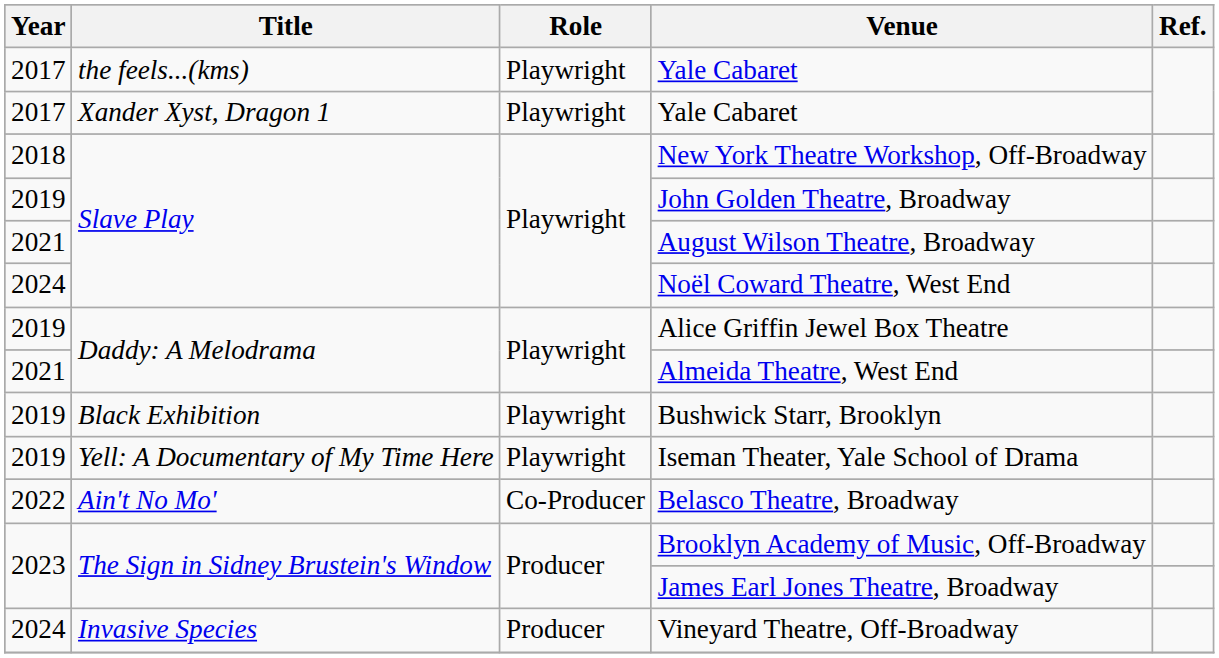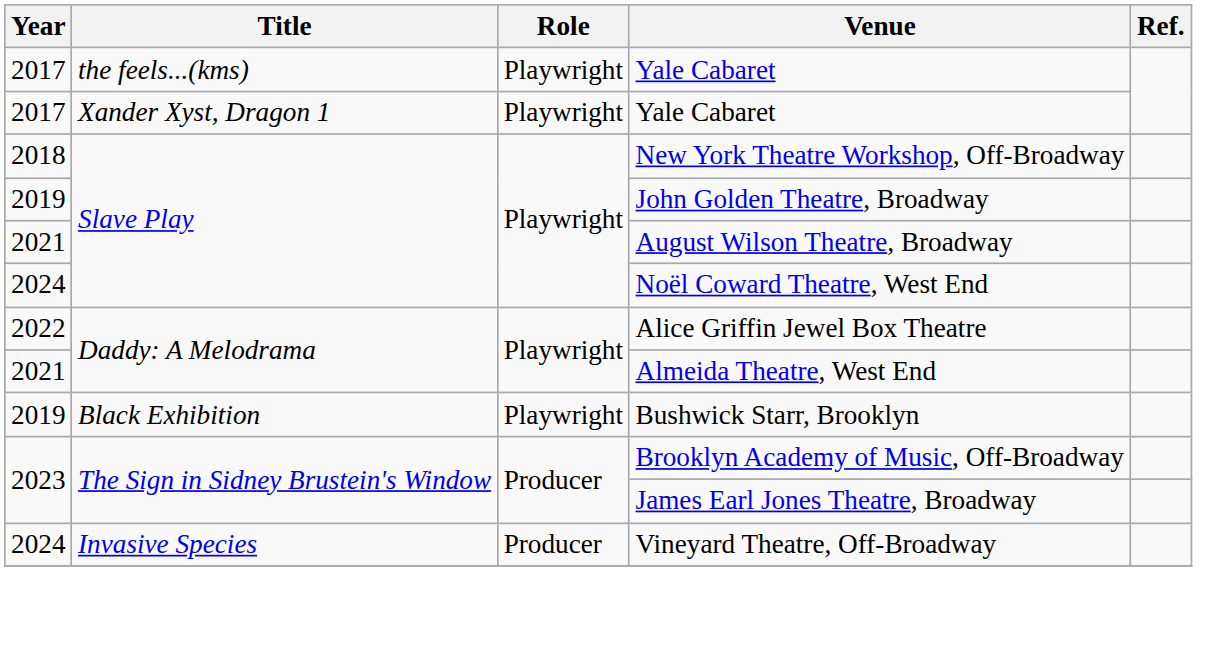(38, 328) 2019 -> (38, 328) 2022
- row: (286, 457)
- row: (147, 500)
